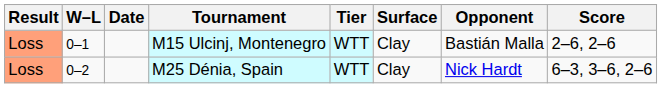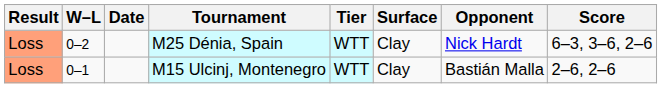rows swapped: (239, 43) <-> (217, 69)
